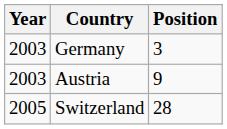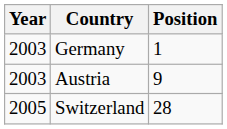(158, 49) 3 -> (158, 49) 1
